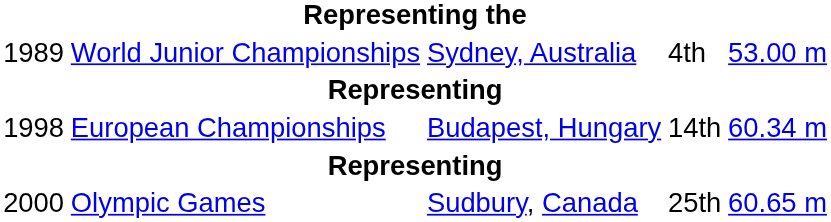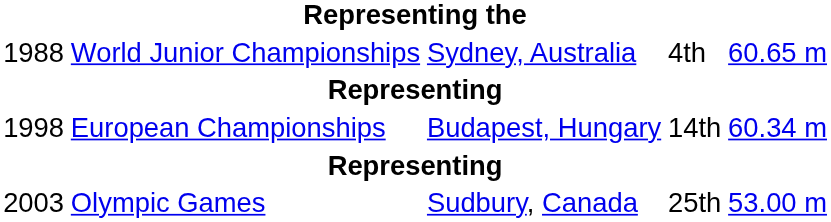(34, 52) 1989 -> (34, 52) 1988
(778, 52) 53.00 m -> (778, 52) 60.65 m
(34, 203) 2000 -> (34, 203) 2003
(778, 203) 60.65 m -> (778, 203) 53.00 m
